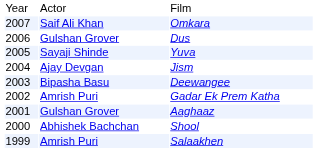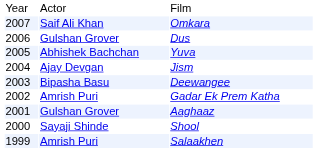(74, 52) Sayaji Shinde -> (90, 52) Abhishek Bachchan
(90, 126) Abhishek Bachchan -> (74, 126) Sayaji Shinde
